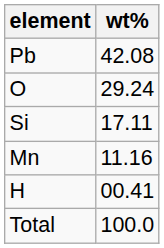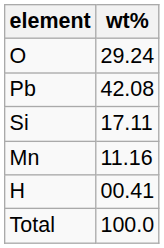rows swapped: (23, 55) <-> (18, 89)
